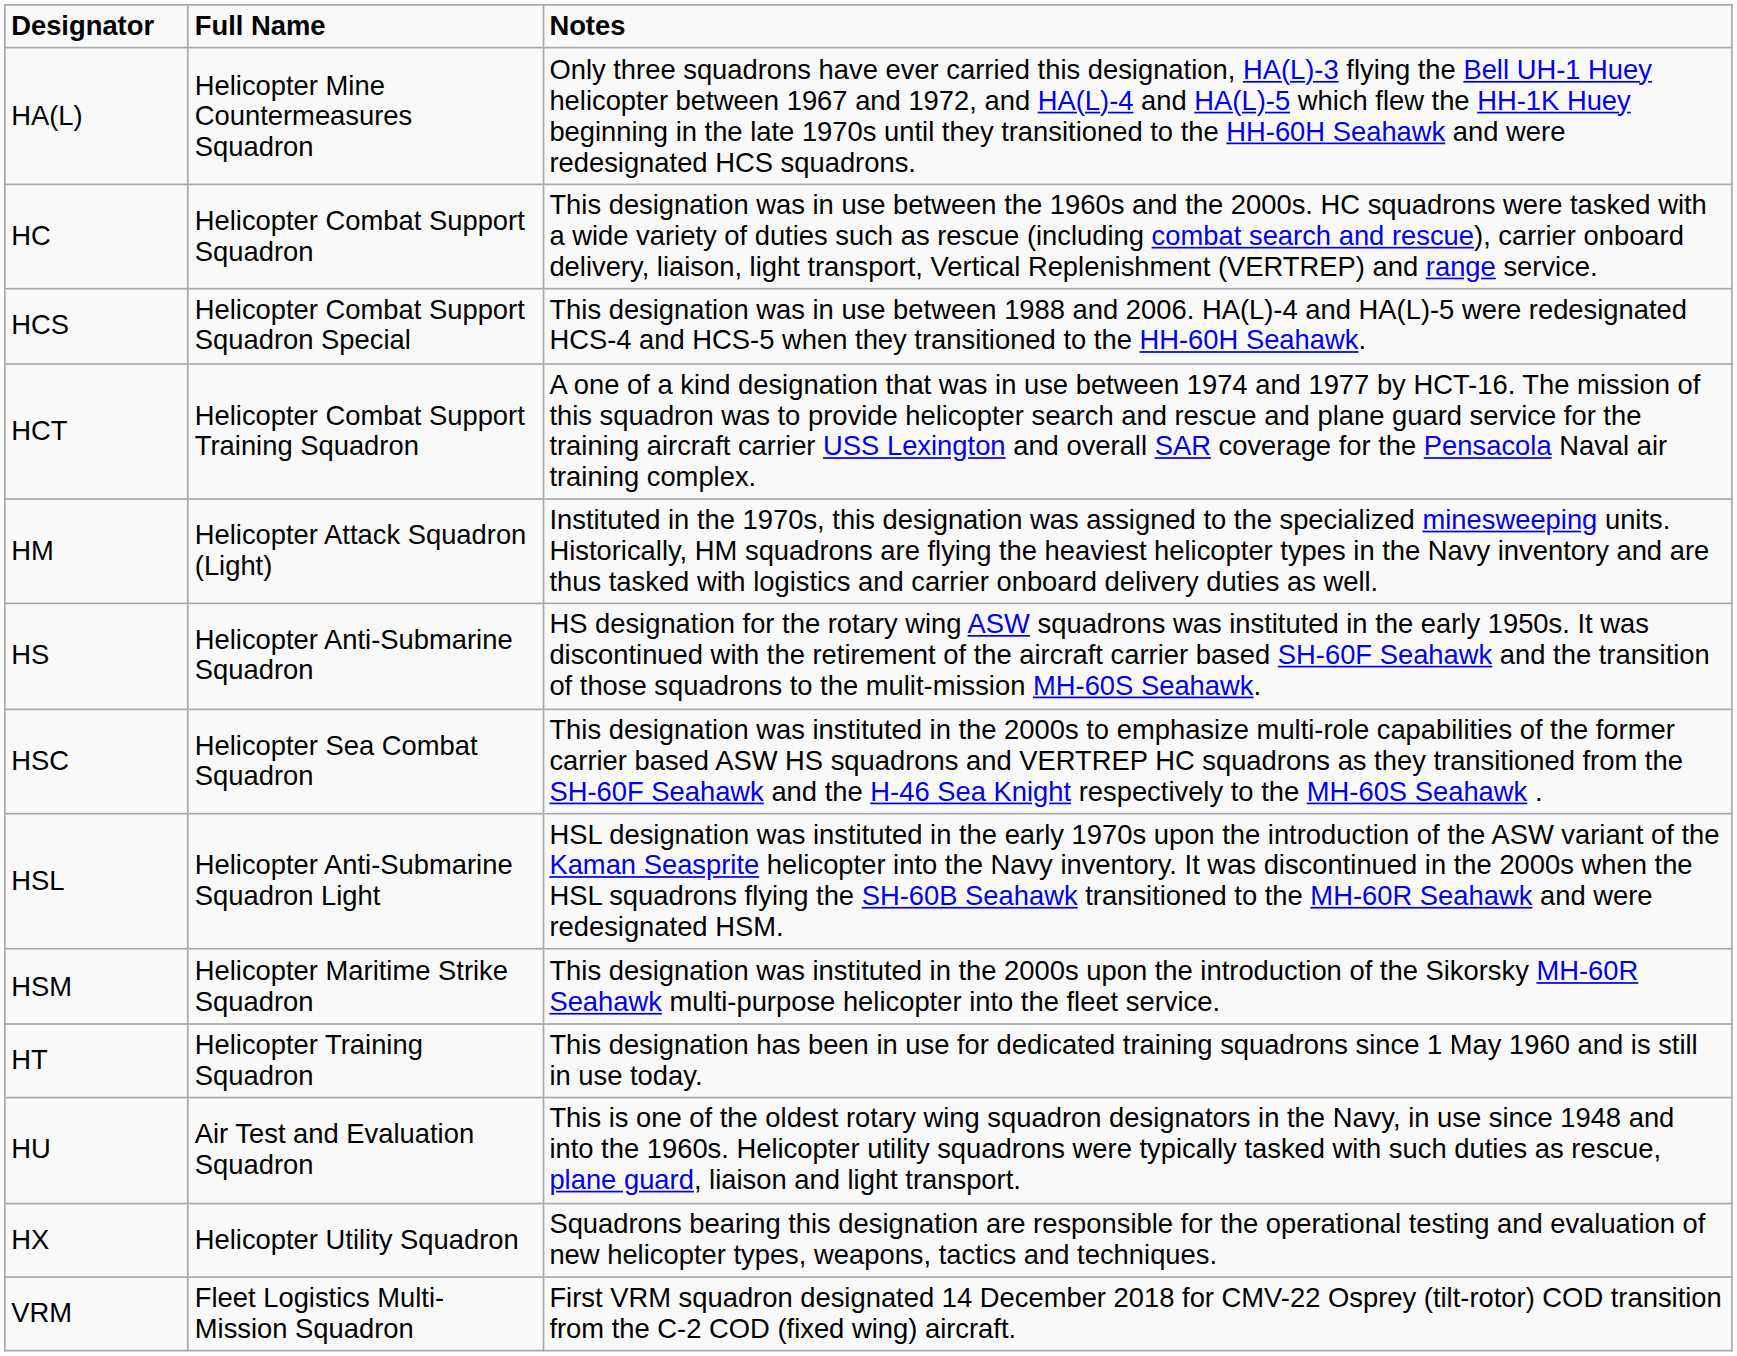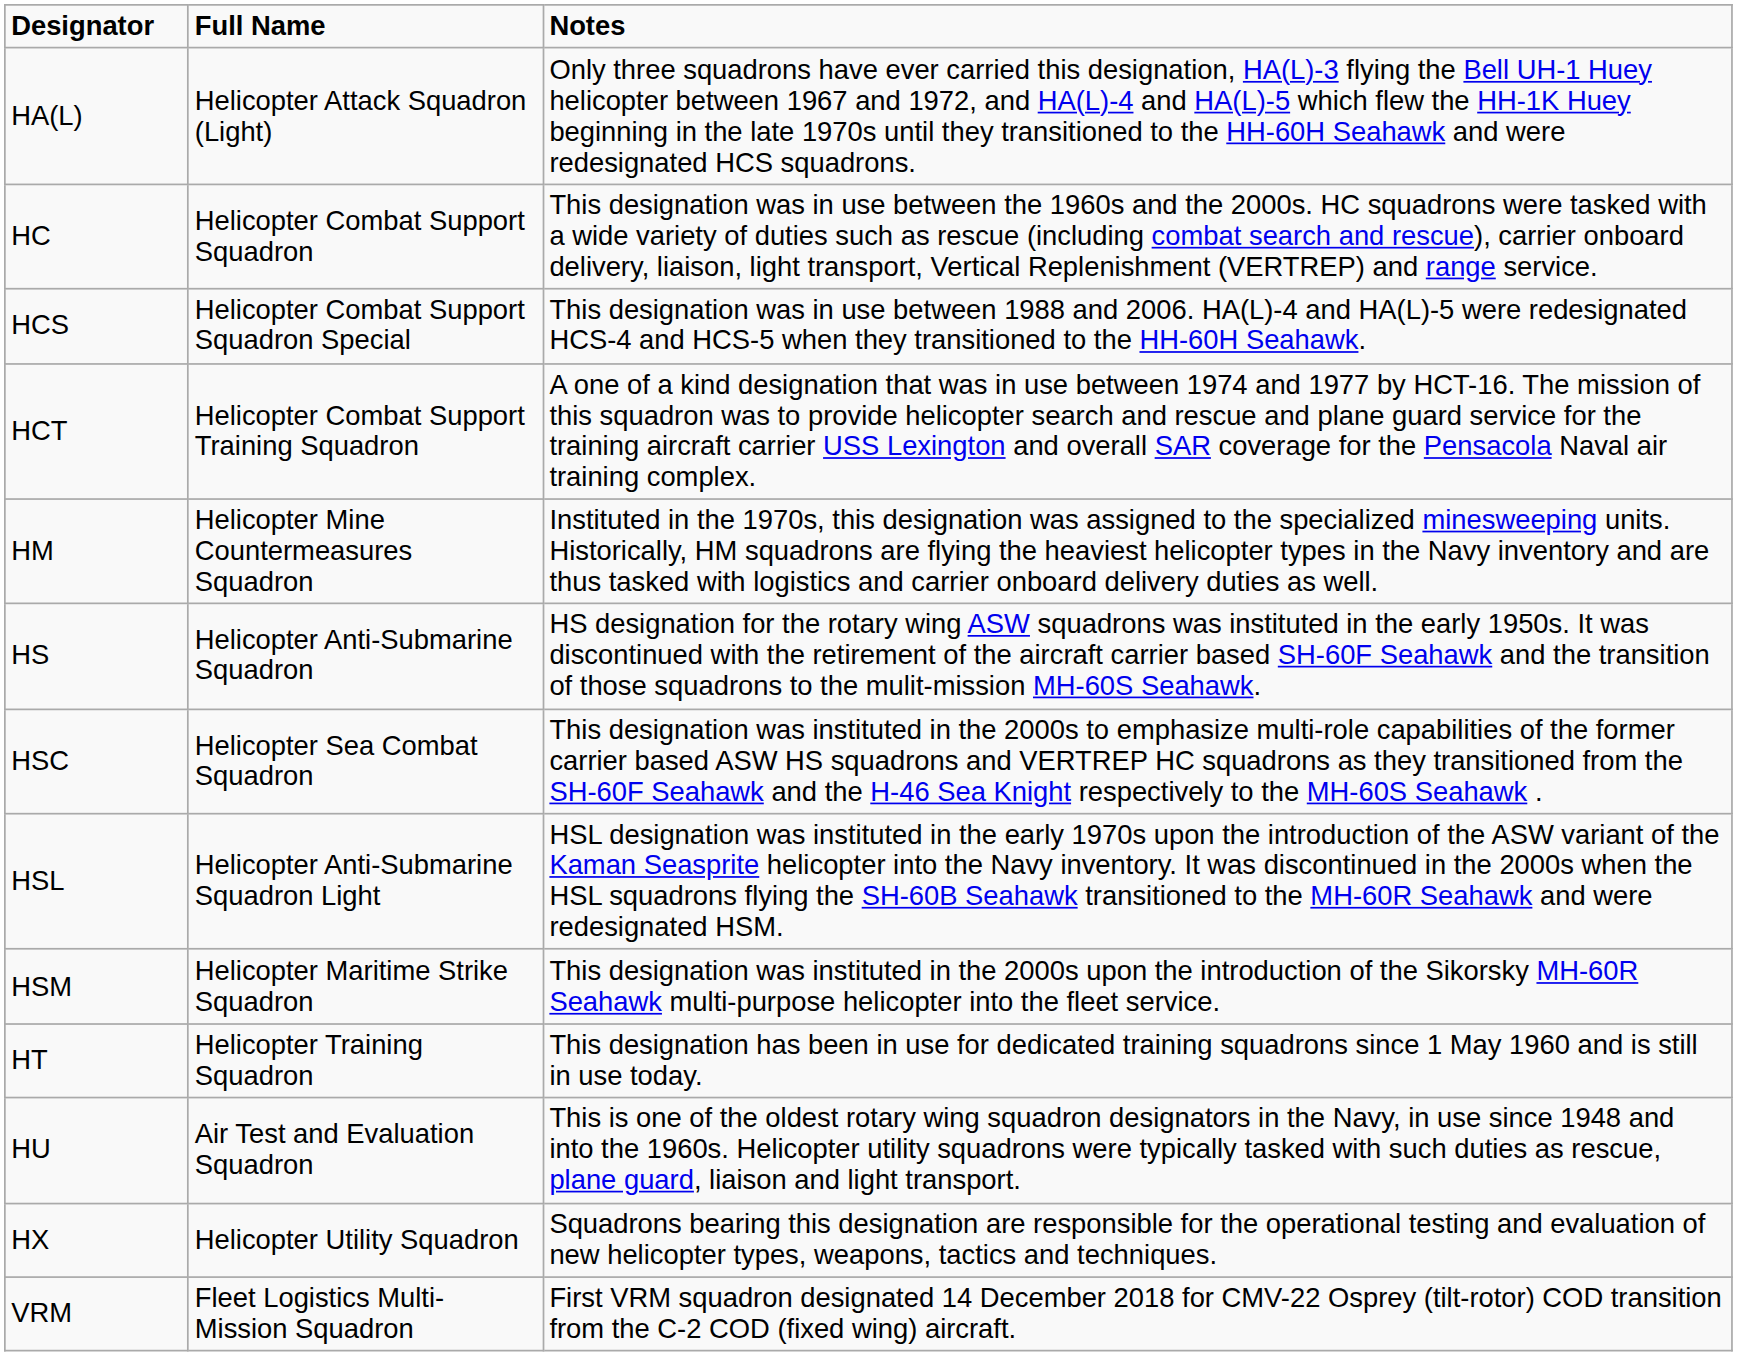(304, 115) Helicopter Mine Countermeasures Squadron -> (361, 115) Helicopter Attack Squadron (Light)
(361, 550) Helicopter Attack Squadron (Light) -> (304, 550) Helicopter Mine Countermeasures Squadron
